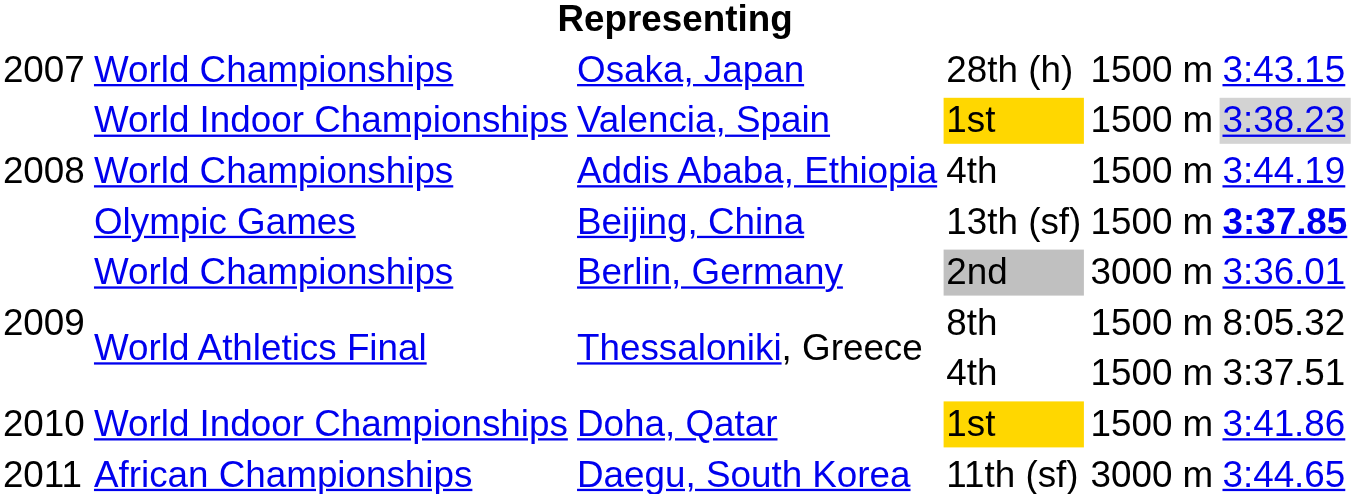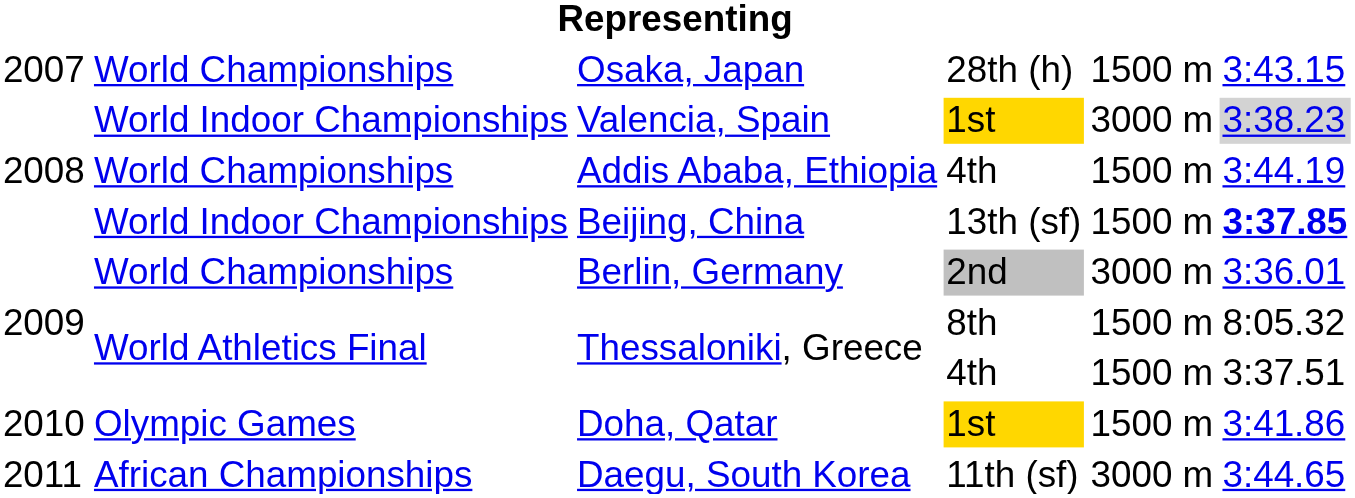(1152, 120) 1500 m -> (1152, 120) 3000 m
(225, 221) Olympic Games -> (331, 221) World Indoor Championships
(331, 423) World Indoor Championships -> (225, 423) Olympic Games
